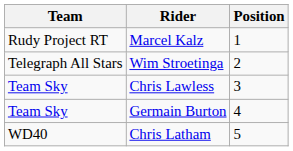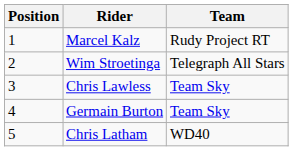columns swapped: (259, 16) <-> (65, 16)
